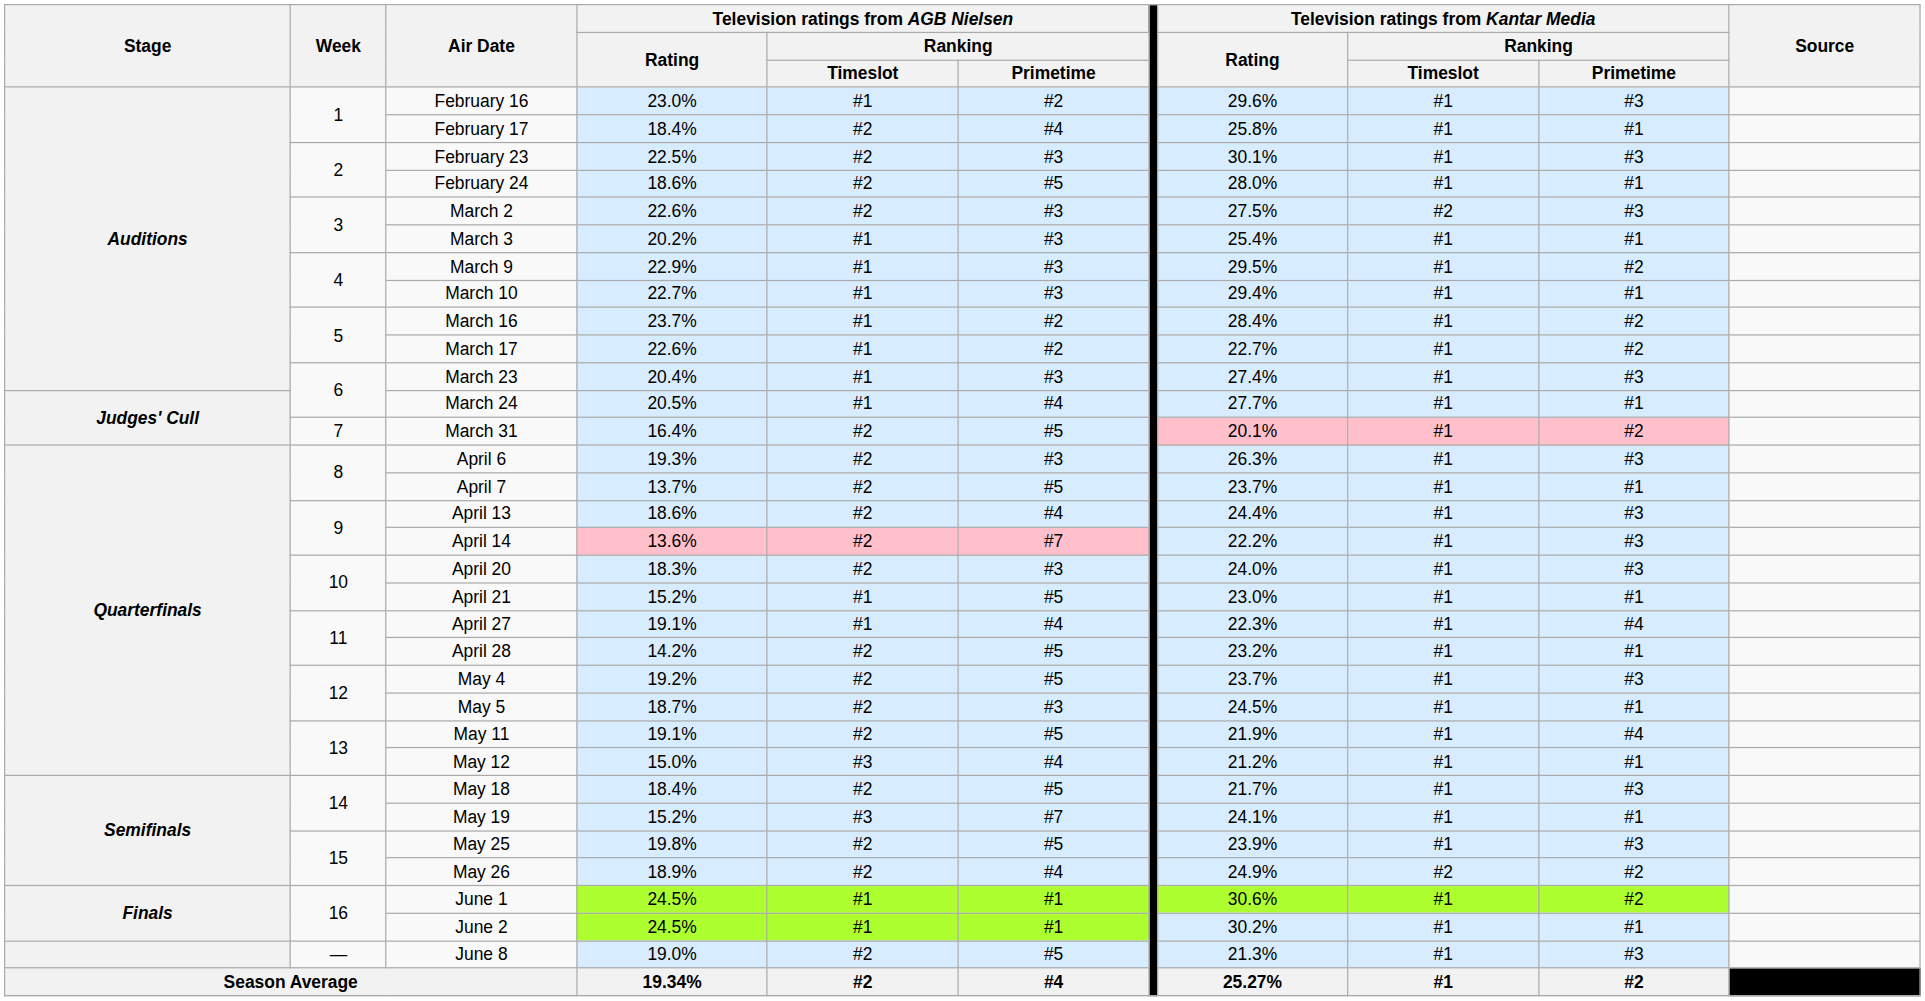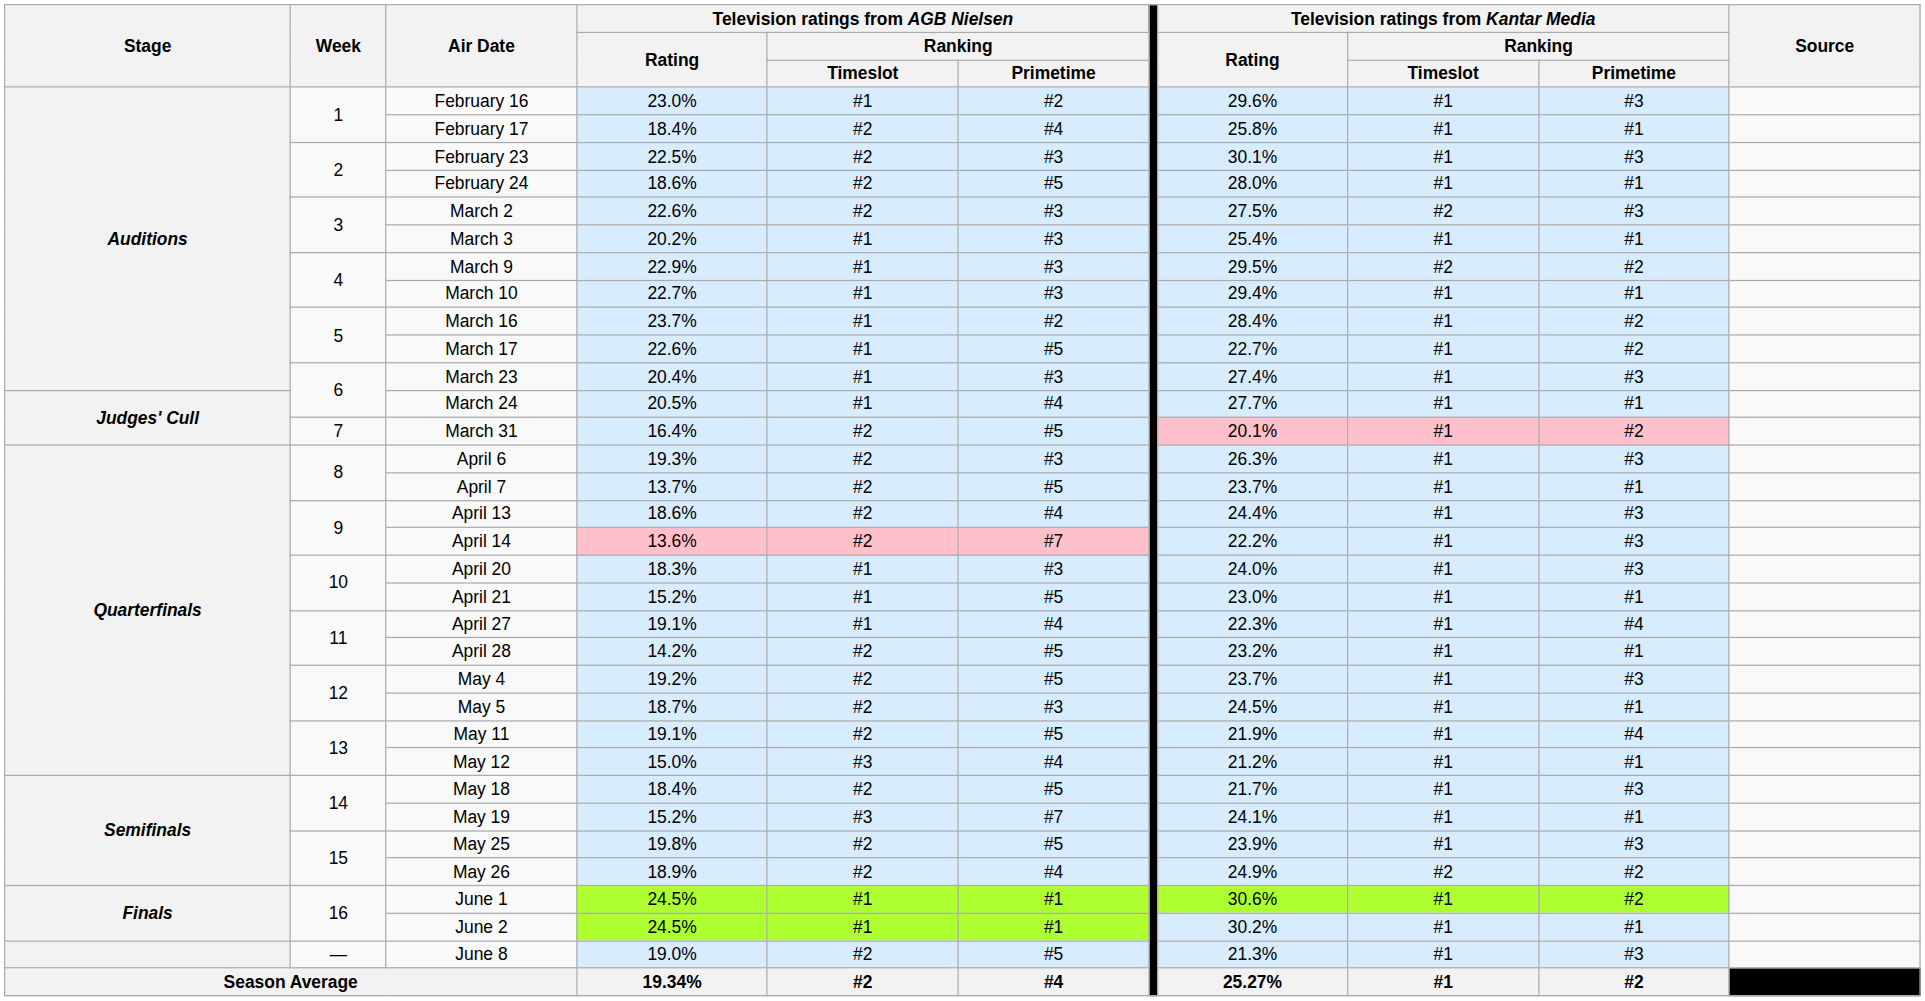(1443, 267) #1 -> (1443, 267) #2
(1054, 349) #2 -> (1054, 349) #5
(863, 569) #2 -> (863, 569) #1
